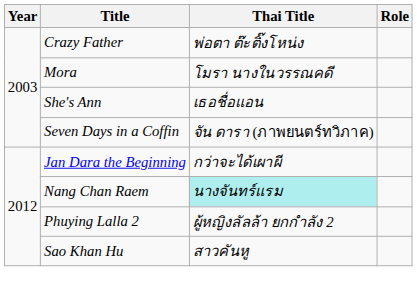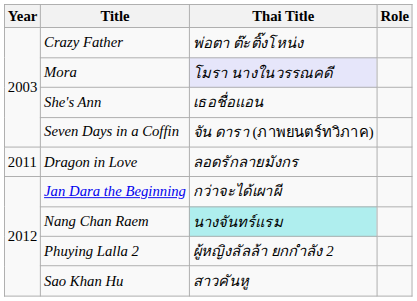(263, 72) no background -> (263, 72) lavender background
+ row: (91, 161)
